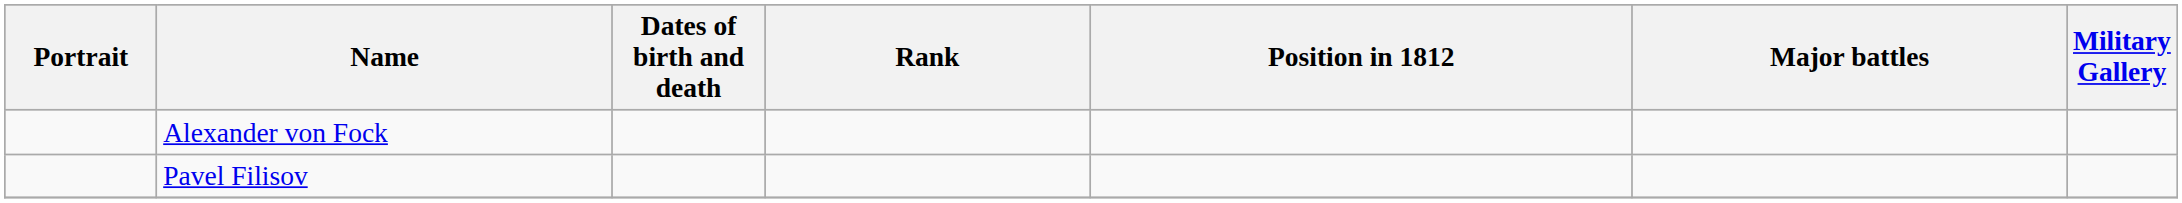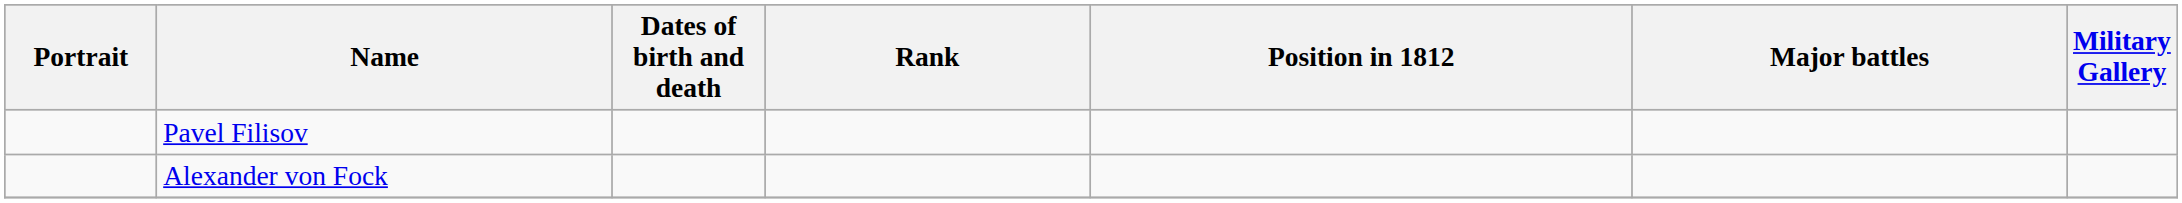rows swapped: (235, 175) <-> (276, 131)
